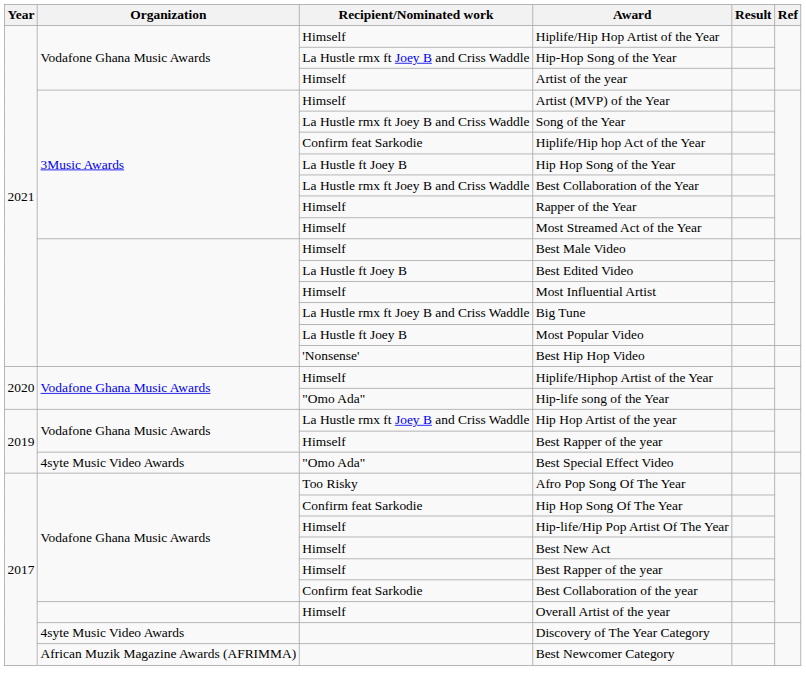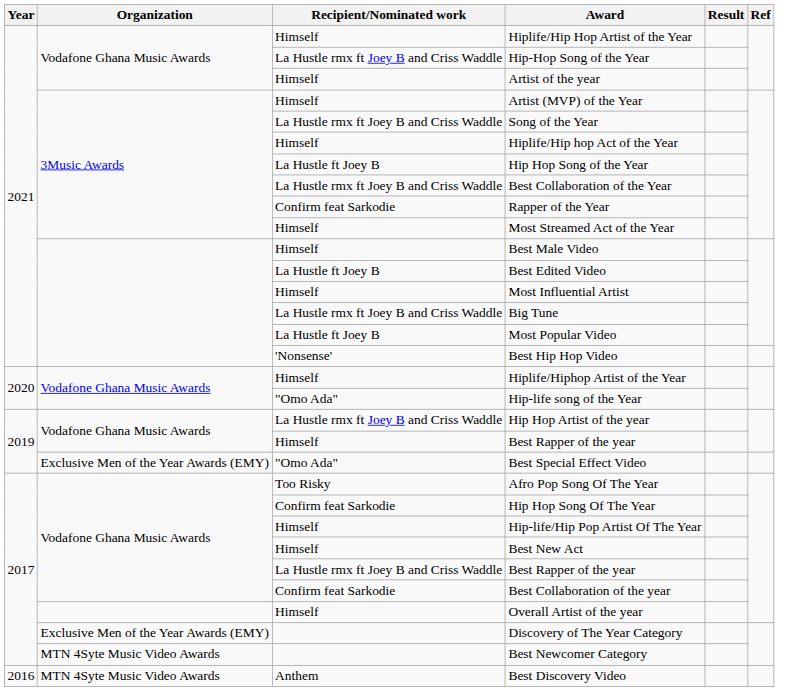(362, 143) Confirm feat Sarkodie -> (297, 143) Himself
(324, 206) Himself -> (335, 206) Confirm feat Sarkodie
(112, 462) 4syte Music Video Awards -> (155, 462) Exclusive Men of the Year Awards (EMY)
(324, 569) Himself -> (389, 569) La Hustle rmx ft Joey B and Criss Waddle
(112, 633) 4syte Music Video Awards -> (155, 633) Exclusive Men of the Year Awards (EMY)
(168, 654) African Muzik Magazine Awards (AFRIMMA) -> (130, 654) MTN 4Syte Music Video Awards
+ row: (21, 675)
